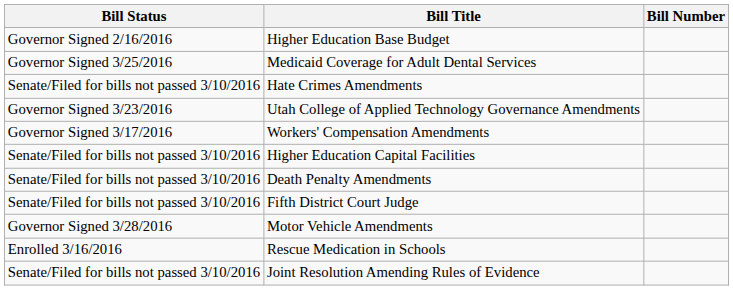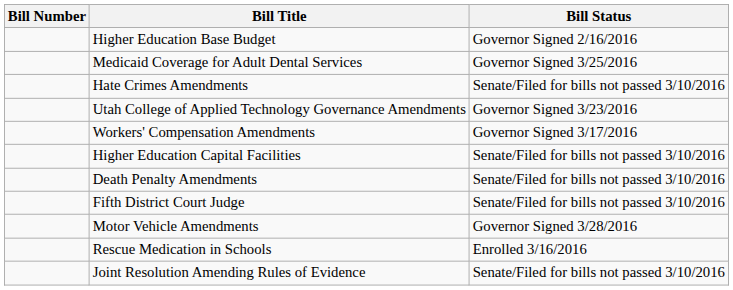columns swapped: (686, 16) <-> (134, 16)
